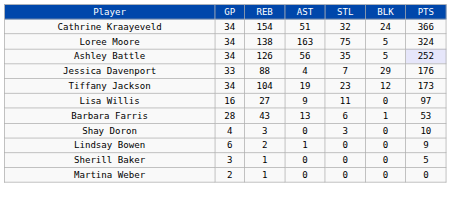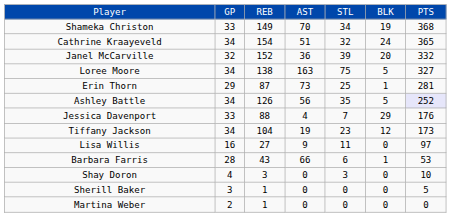+ row: (110, 27)
(426, 27) 366 -> (426, 41) 365
+ row: (110, 56)
(426, 41) 324 -> (426, 71) 327
+ row: (110, 86)
(305, 116) 13 -> (305, 160) 66
- row: (110, 145)
